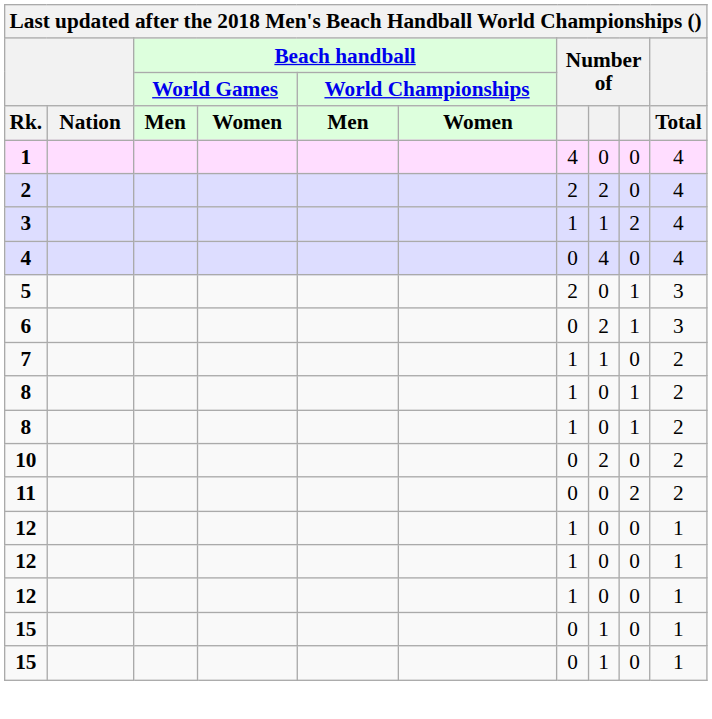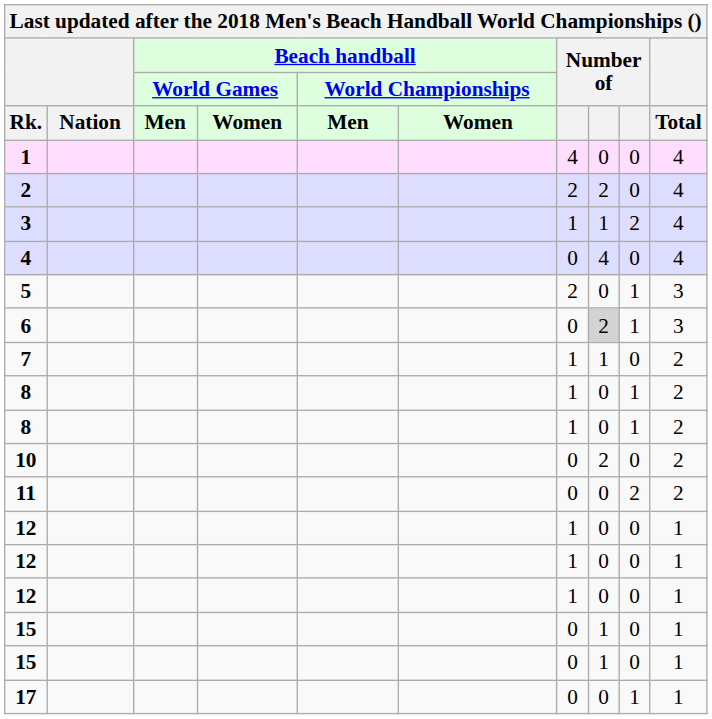(604, 325) no background -> (604, 325) lightgrey background
+ row: (26, 696)
